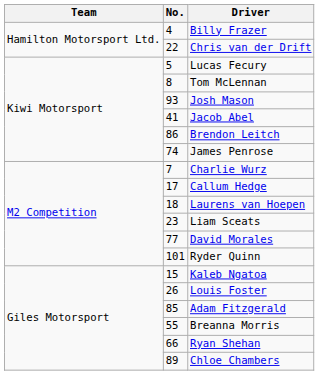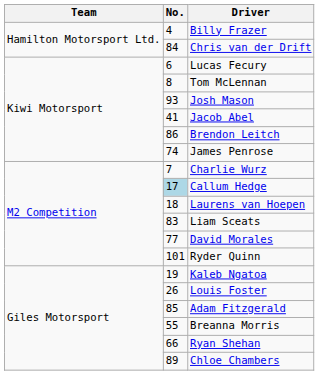(172, 48) 22 -> (172, 48) 84
(169, 66) 5 -> (169, 66) 6
(172, 187) no background -> (172, 187) lightblue background
(172, 222) 23 -> (172, 222) 83
(172, 274) 15 -> (172, 274) 19
